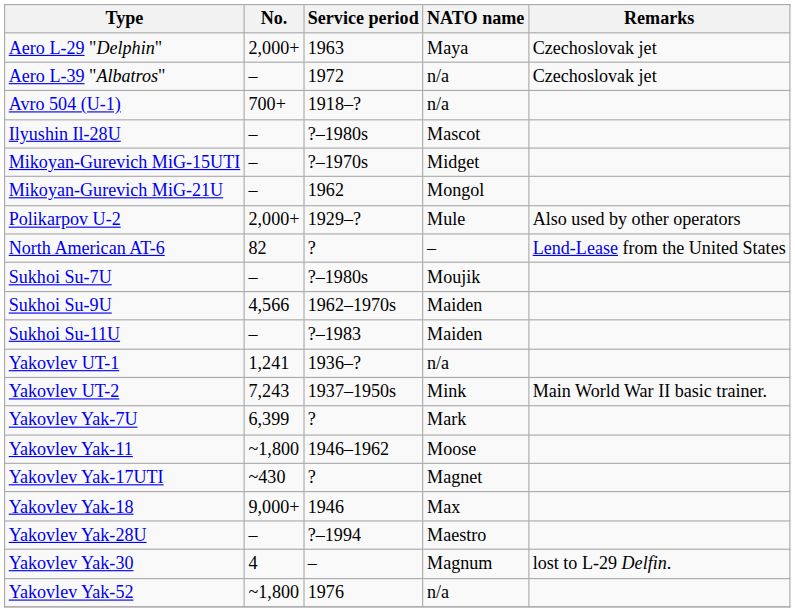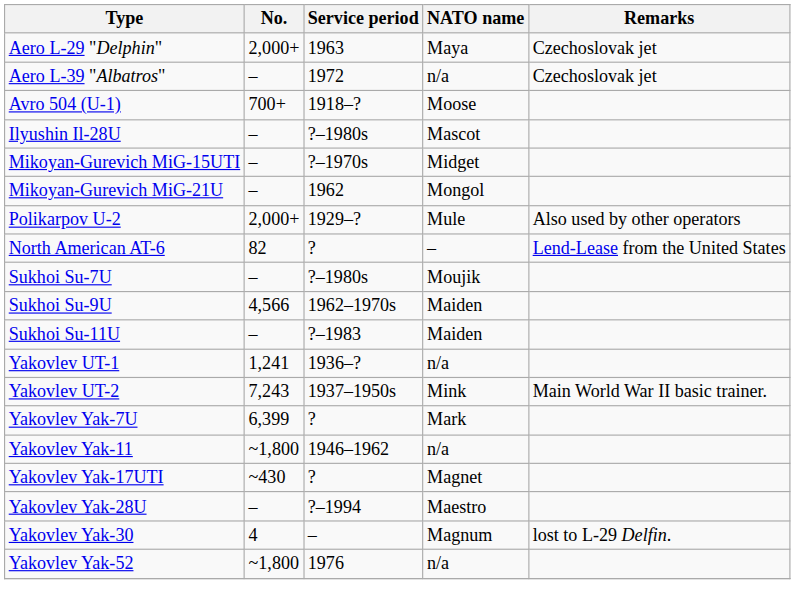(438, 104) n/a -> (452, 104) Moose
(452, 448) Moose -> (438, 448) n/a
- row: (71, 506)
